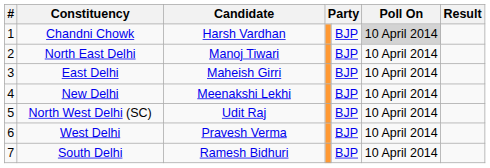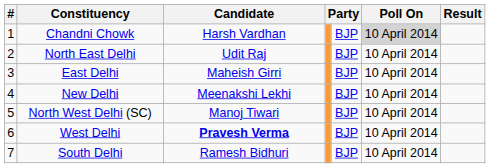(244, 53) Manoj Tiwari -> (244, 53) Udit Raj
(244, 113) Udit Raj -> (244, 113) Manoj Tiwari
(244, 133) normal -> (244, 133) bold
